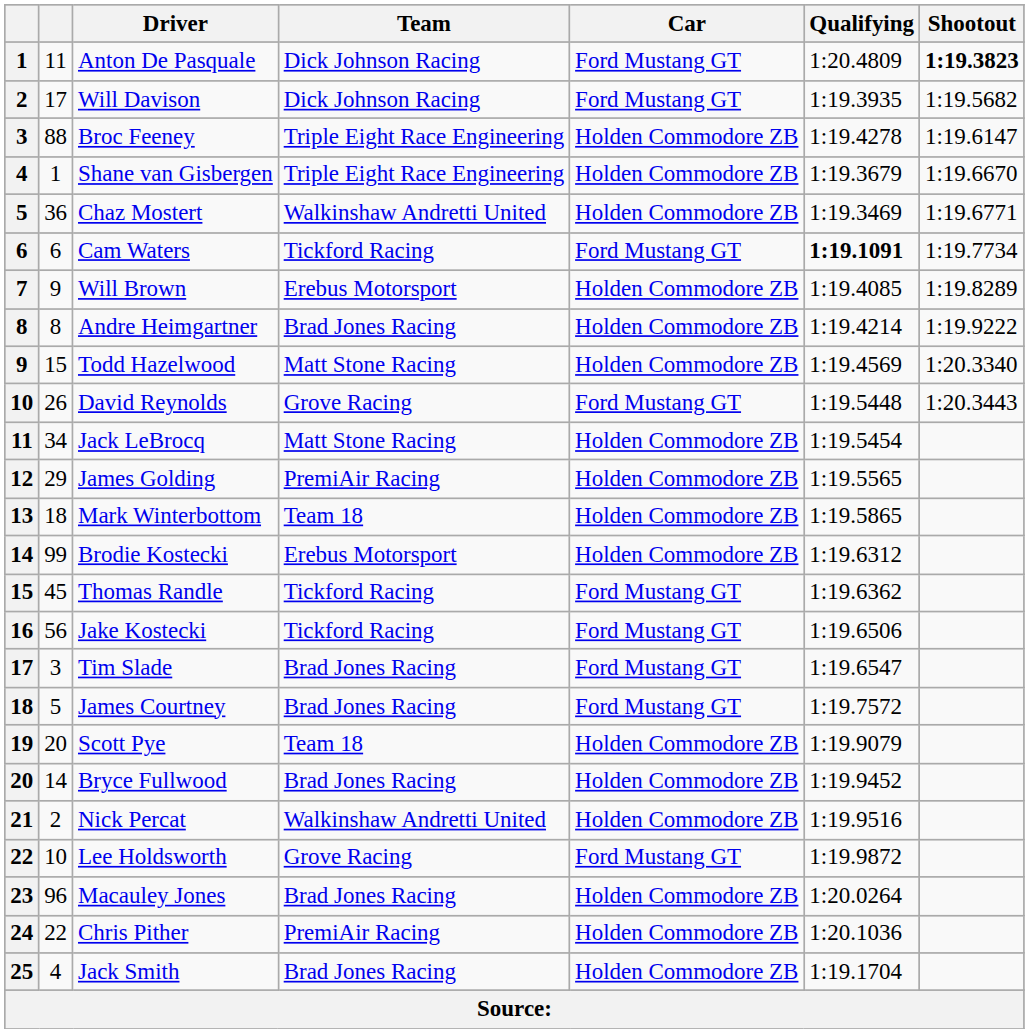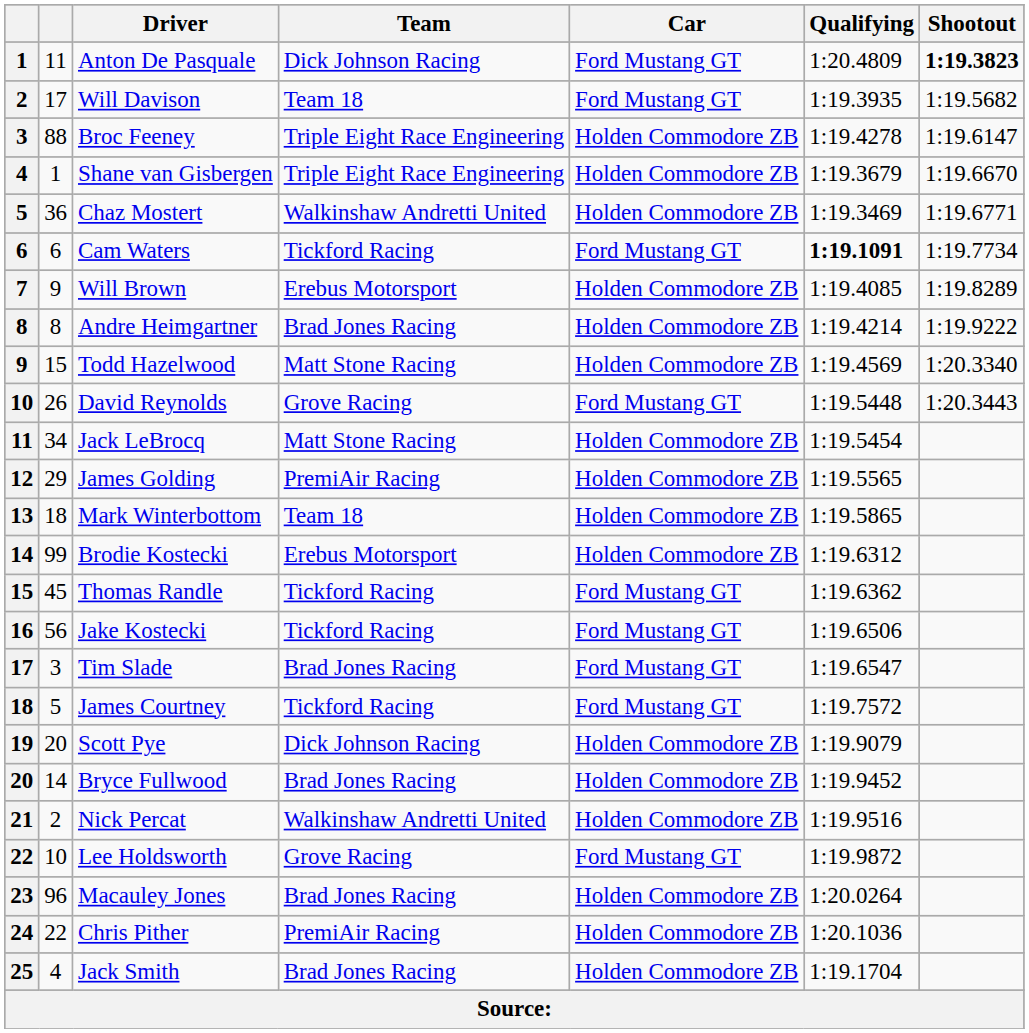(382, 98) Dick Johnson Racing -> (323, 98) Team 18
(370, 705) Brad Jones Racing -> (359, 705) Tickford Racing
(323, 743) Team 18 -> (382, 743) Dick Johnson Racing
